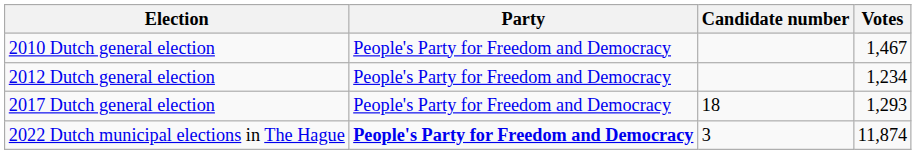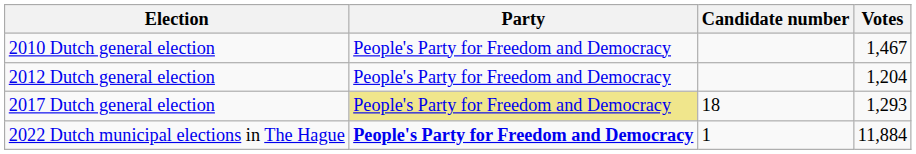(887, 76) 1,234 -> (887, 76) 1,204
(512, 105) no background -> (512, 105) khaki background
(706, 134) 3 -> (706, 134) 1
(882, 134) 11,874 -> (882, 134) 11,884
